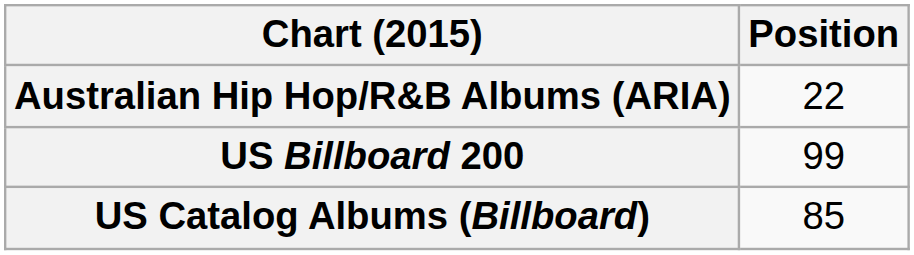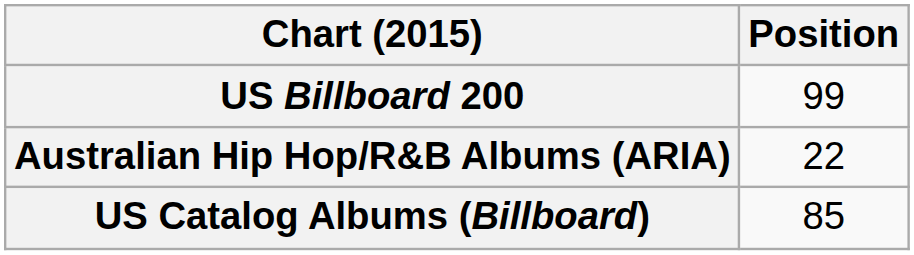rows swapped: (372, 95) <-> (372, 156)
